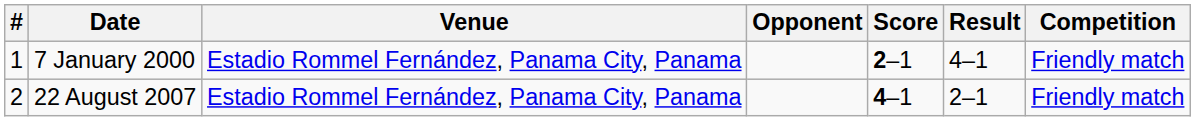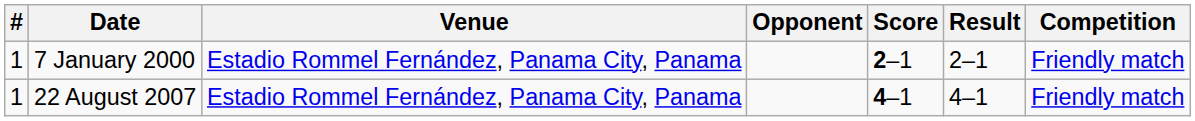(969, 60) 4–1 -> (969, 60) 2–1
(17, 97) 2 -> (17, 97) 1
(969, 97) 2–1 -> (969, 97) 4–1
